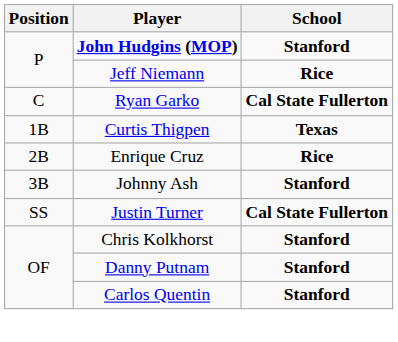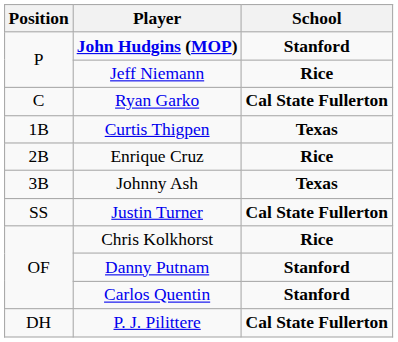(317, 184) Stanford -> (317, 184) Texas
(317, 239) Stanford -> (317, 239) Rice
+ row: (157, 322)
